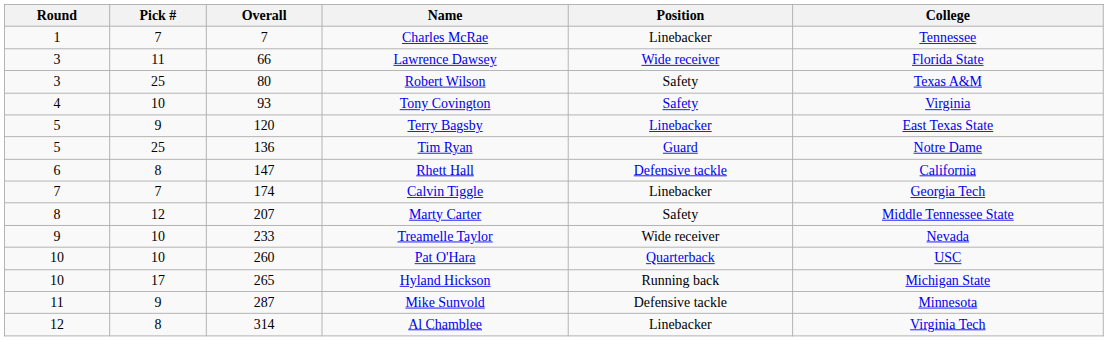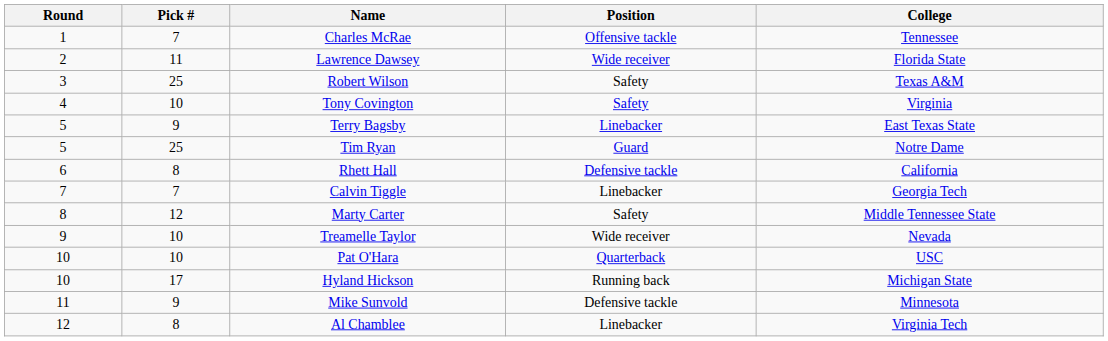- column: (264, 15)
(680, 37) Linebacker -> (631, 37) Offensive tackle
(57, 59) 3 -> (63, 59) 2
